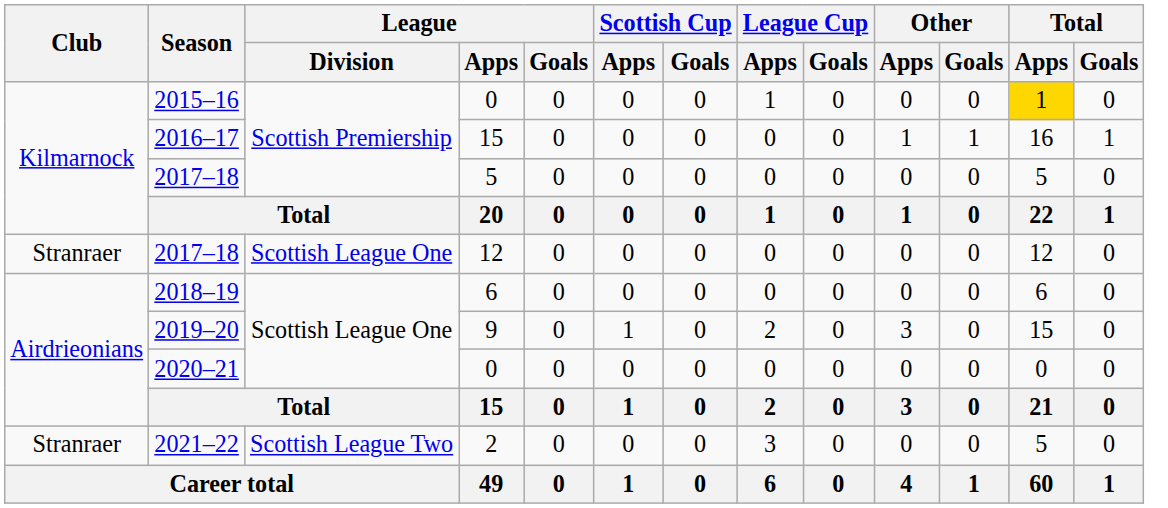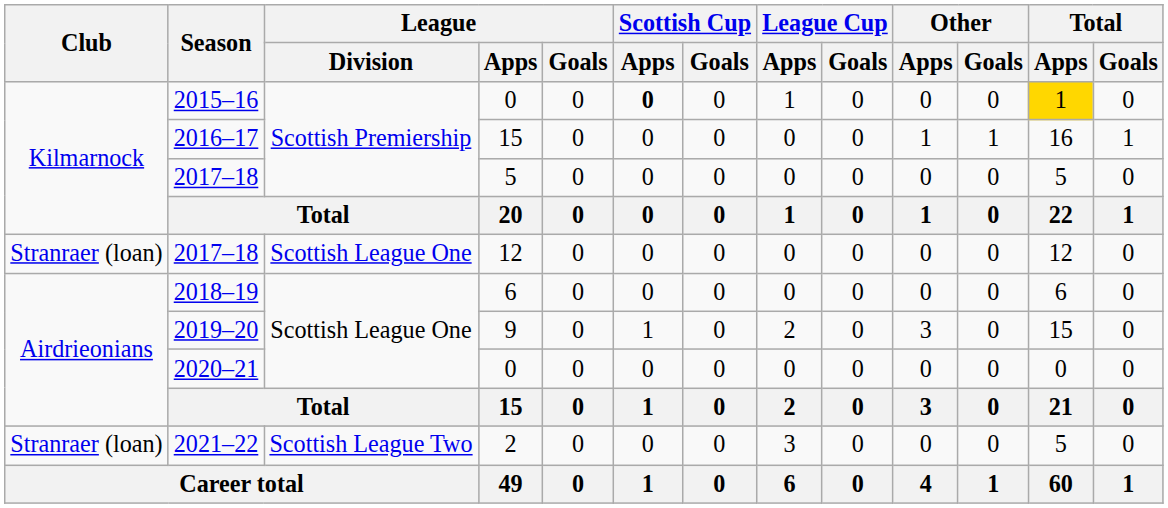(628, 100) normal -> (648, 100) bold
(77, 253) Stranraer -> (86, 253) Stranraer (loan)
(77, 445) Stranraer -> (86, 445) Stranraer (loan)
